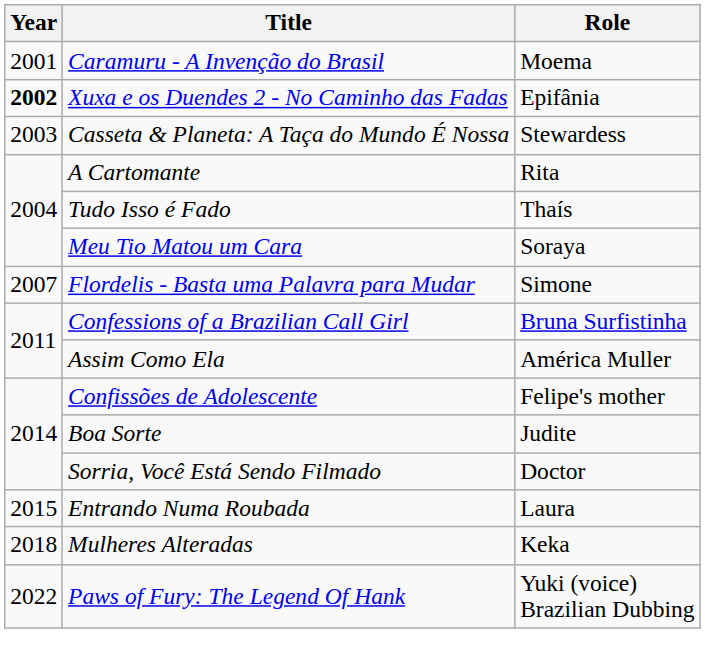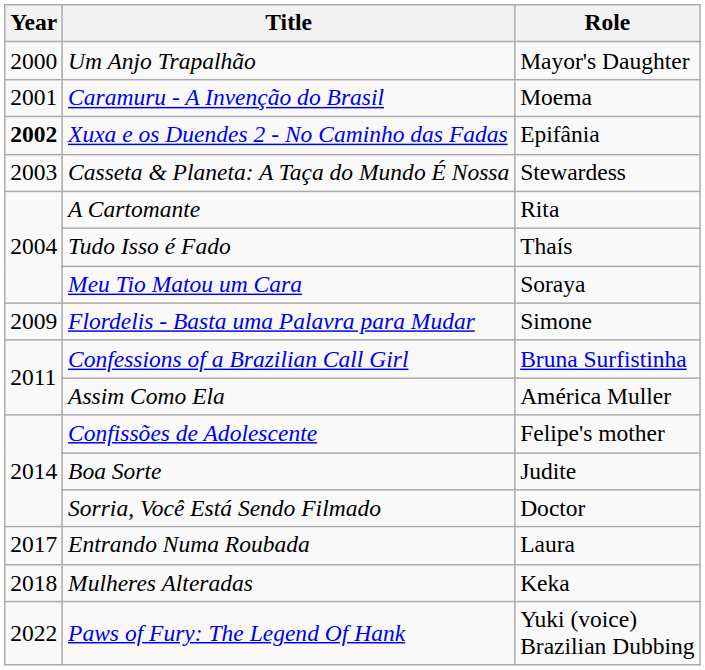+ row: (162, 60)
(34, 284) 2007 -> (34, 321) 2009
(34, 508) 2015 -> (34, 545) 2017
